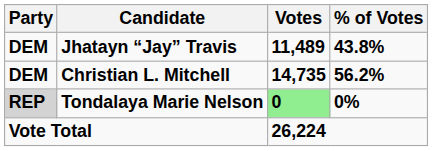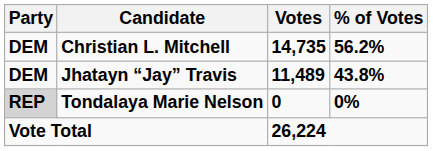rows swapped: (146, 74) <-> (149, 46)
(276, 103) lightgreen background -> (276, 103) no background
